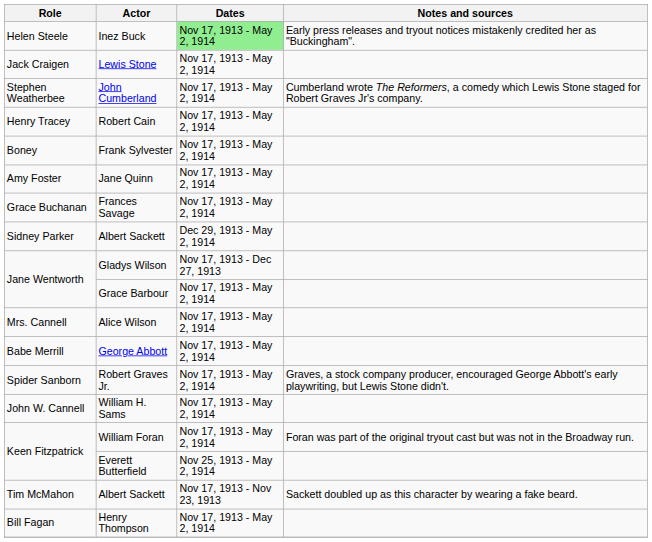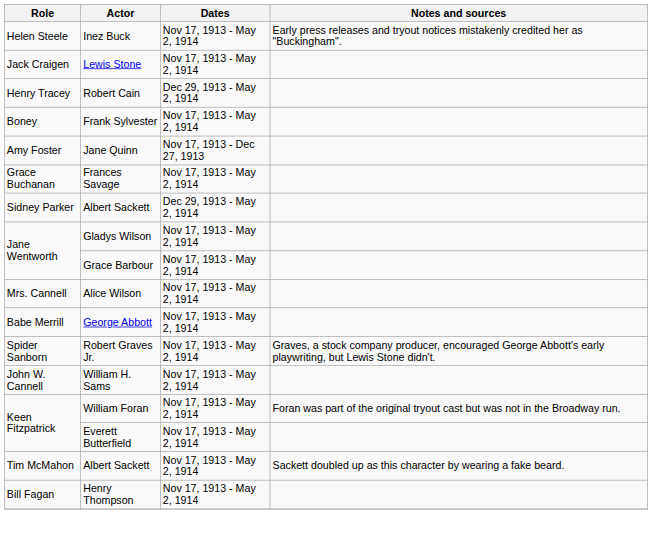(226, 36) lightgreen background -> (209, 36) no background
- row: (36, 93)
(226, 122) Nov 17, 1913 - May 2, 1914 -> (209, 93) Dec 29, 1913 - May 2, 1914
(226, 179) Nov 17, 1913 - May 2, 1914 -> (209, 151) Nov 17, 1913 - Dec 27, 1913
(225, 265) Nov 17, 1913 - Dec 27, 1913 -> (209, 237) Nov 17, 1913 - May 2, 1914
(226, 466) Nov 25, 1913 - May 2, 1914 -> (209, 437) Nov 17, 1913 - May 2, 1914
(225, 495) Nov 17, 1913 - Nov 23, 1913 -> (209, 466) Nov 17, 1913 - May 2, 1914
